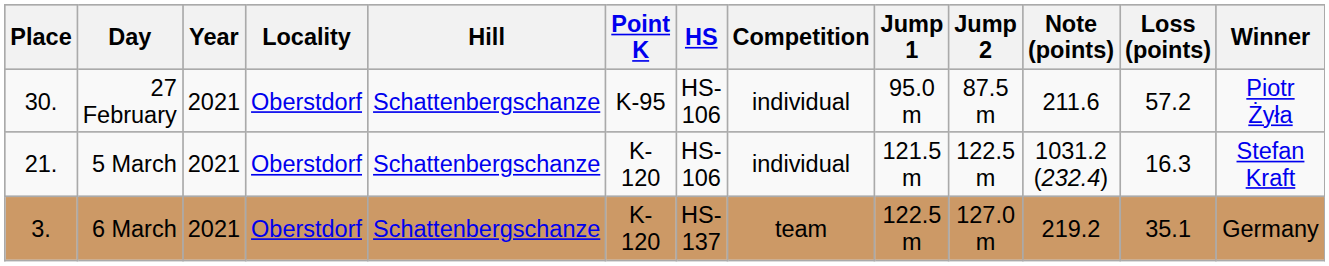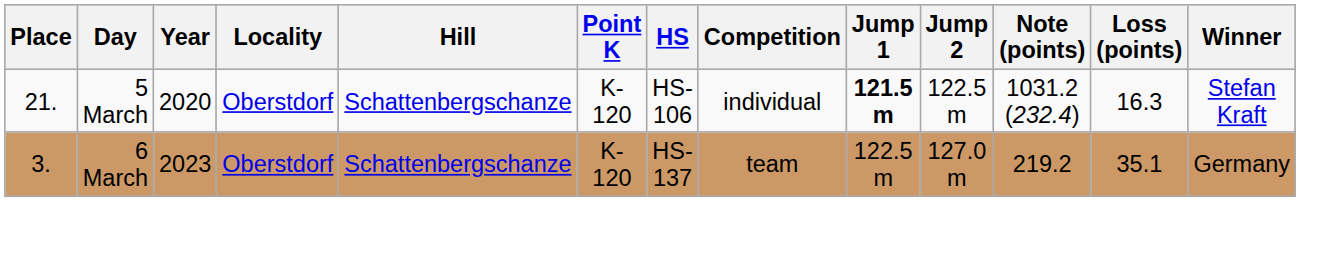- row: (130, 101)
(214, 165) 2021 -> (185, 101) 2020
(912, 165) normal -> (883, 101) bold
(214, 228) 2021 -> (185, 165) 2023
